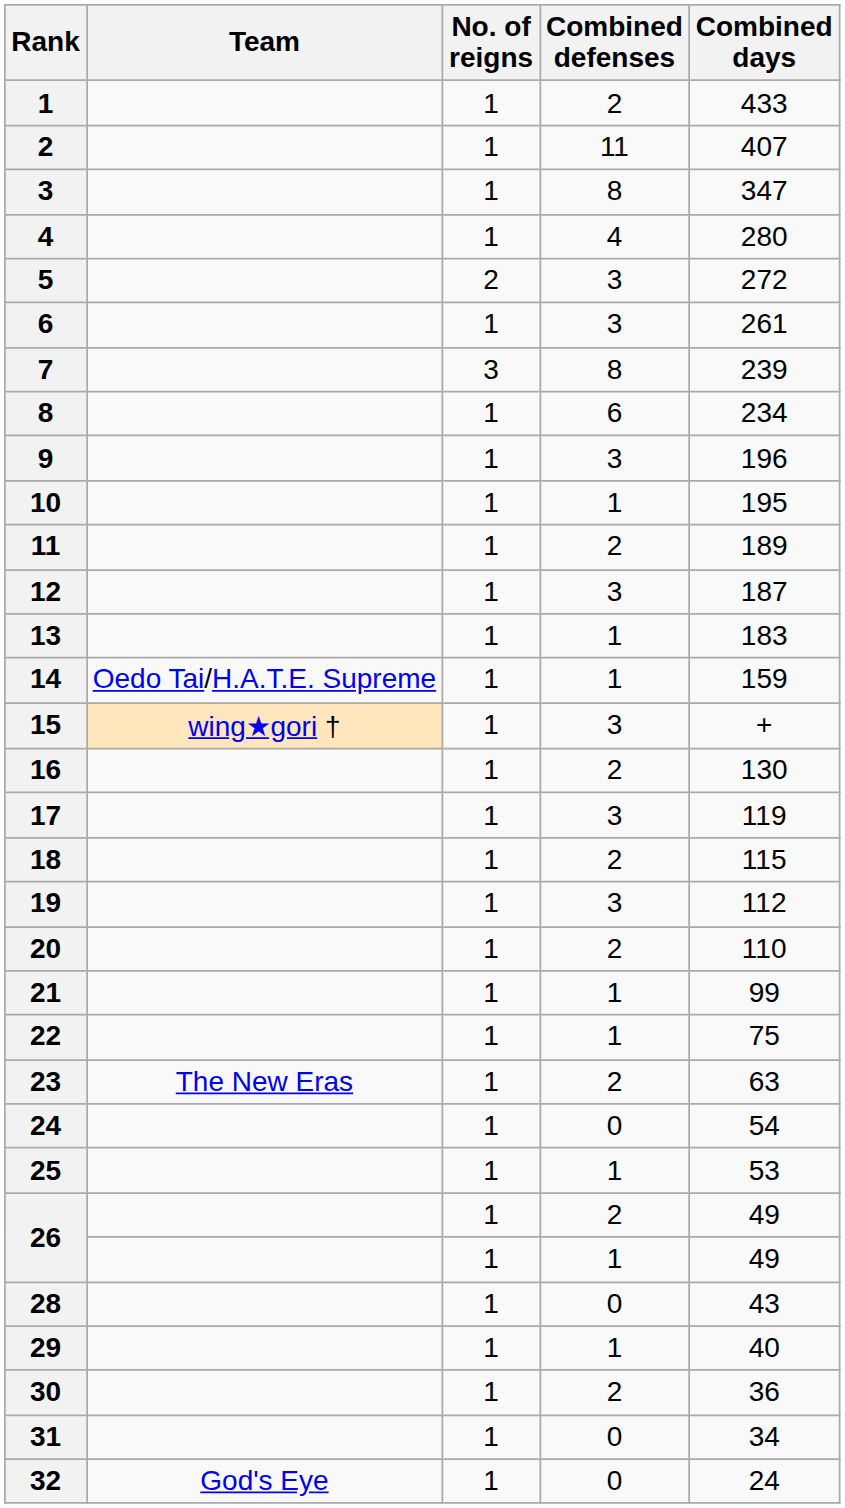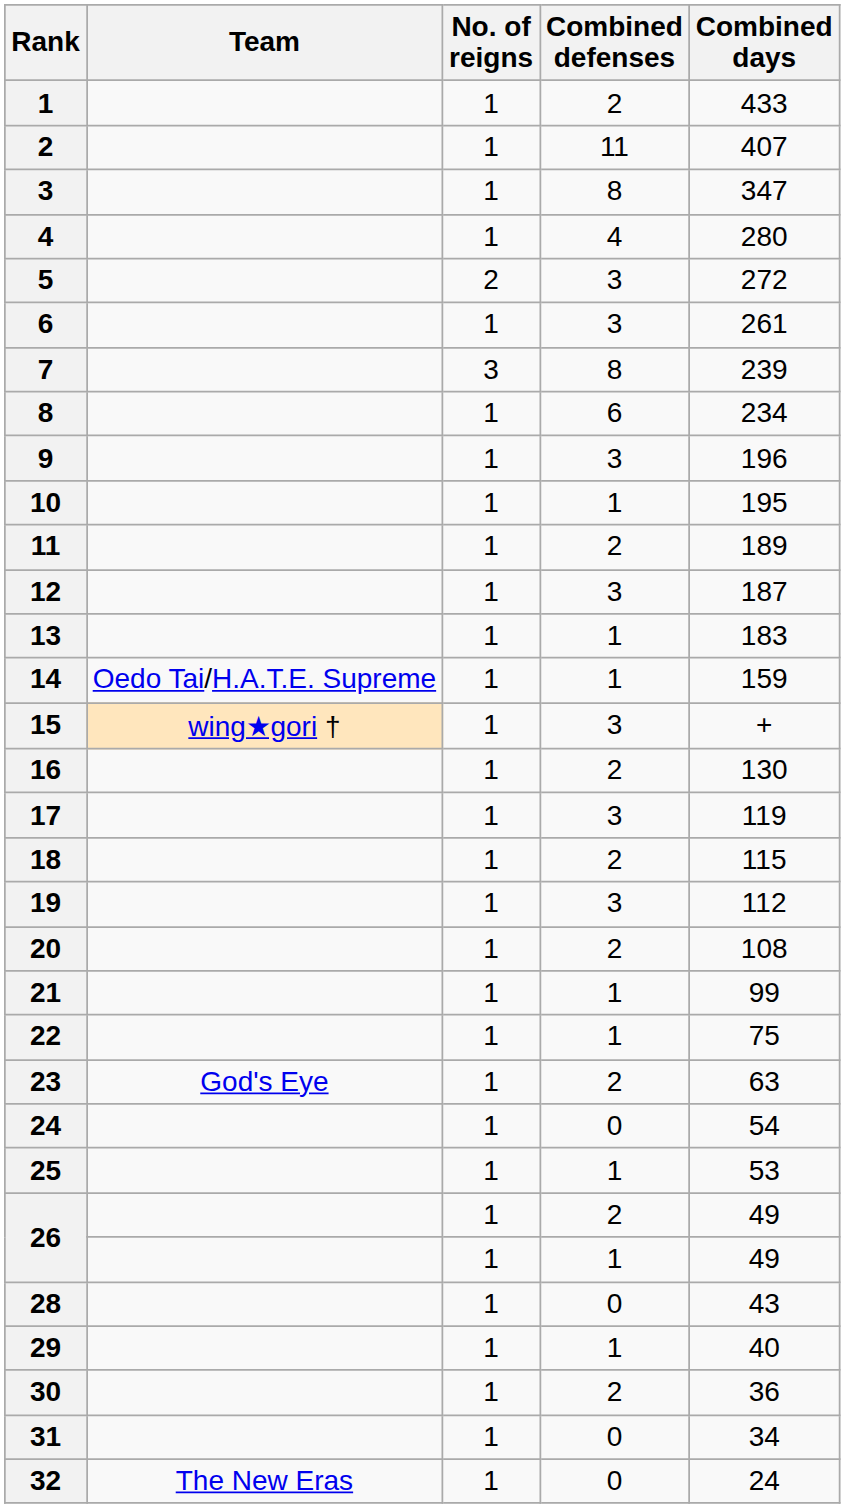(764, 948) 110 -> (764, 948) 108
(264, 1081) The New Eras -> (264, 1081) God's Eye
(264, 1480) God's Eye -> (264, 1480) The New Eras
